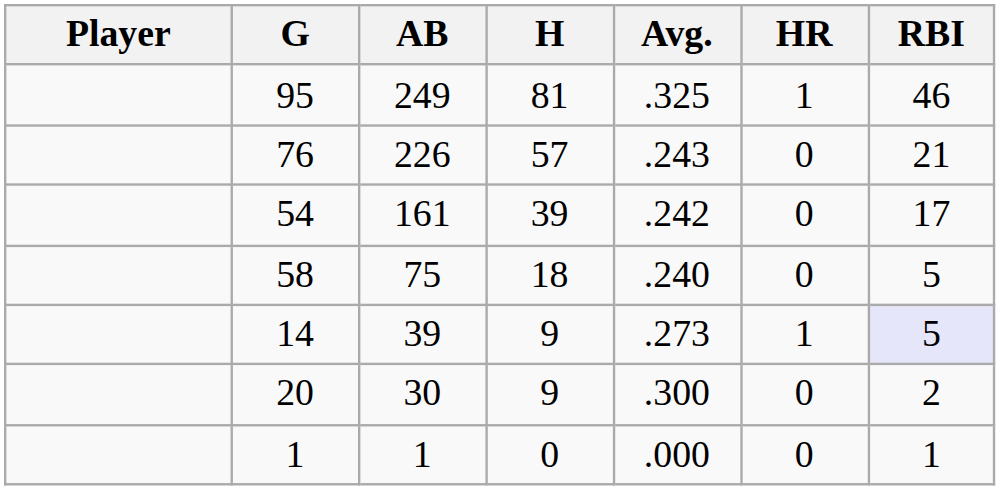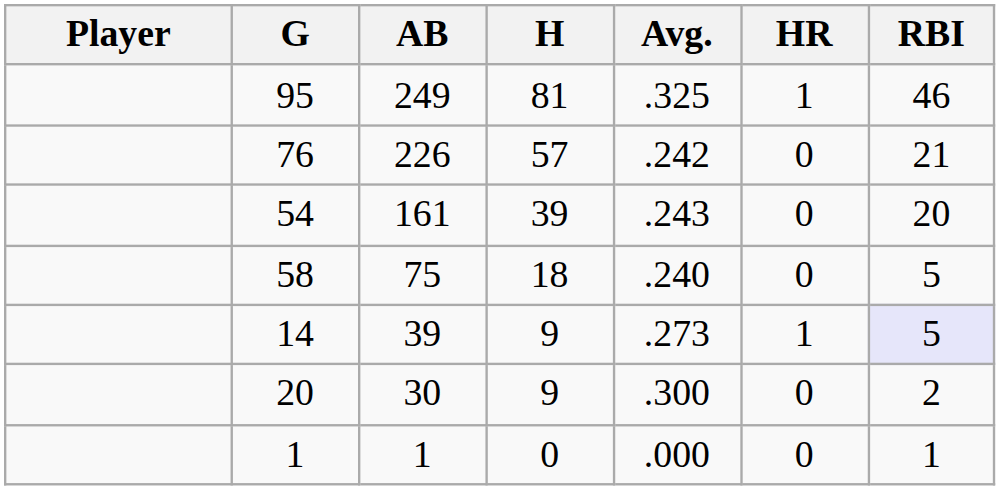(677, 154) .243 -> (677, 154) .242
(677, 214) .242 -> (677, 214) .243
(931, 214) 17 -> (931, 214) 20
